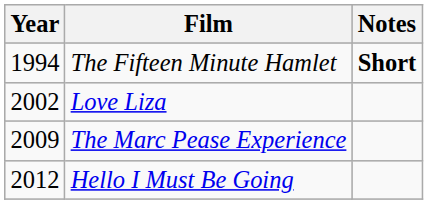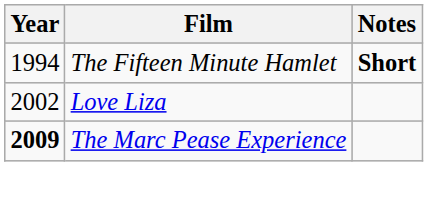(35, 140) normal -> (35, 140) bold
- row: (182, 179)
